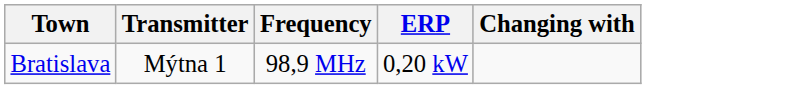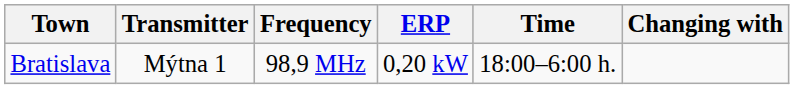+ column: (548, 24)
